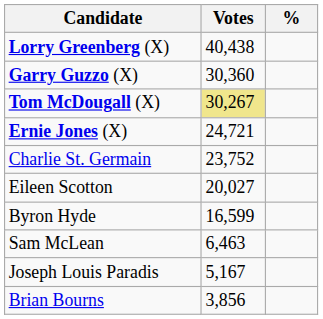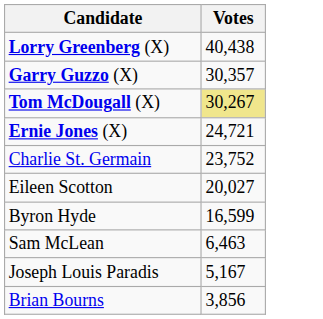- column: (291, 18)
(230, 74) 30,360 -> (230, 74) 30,357
